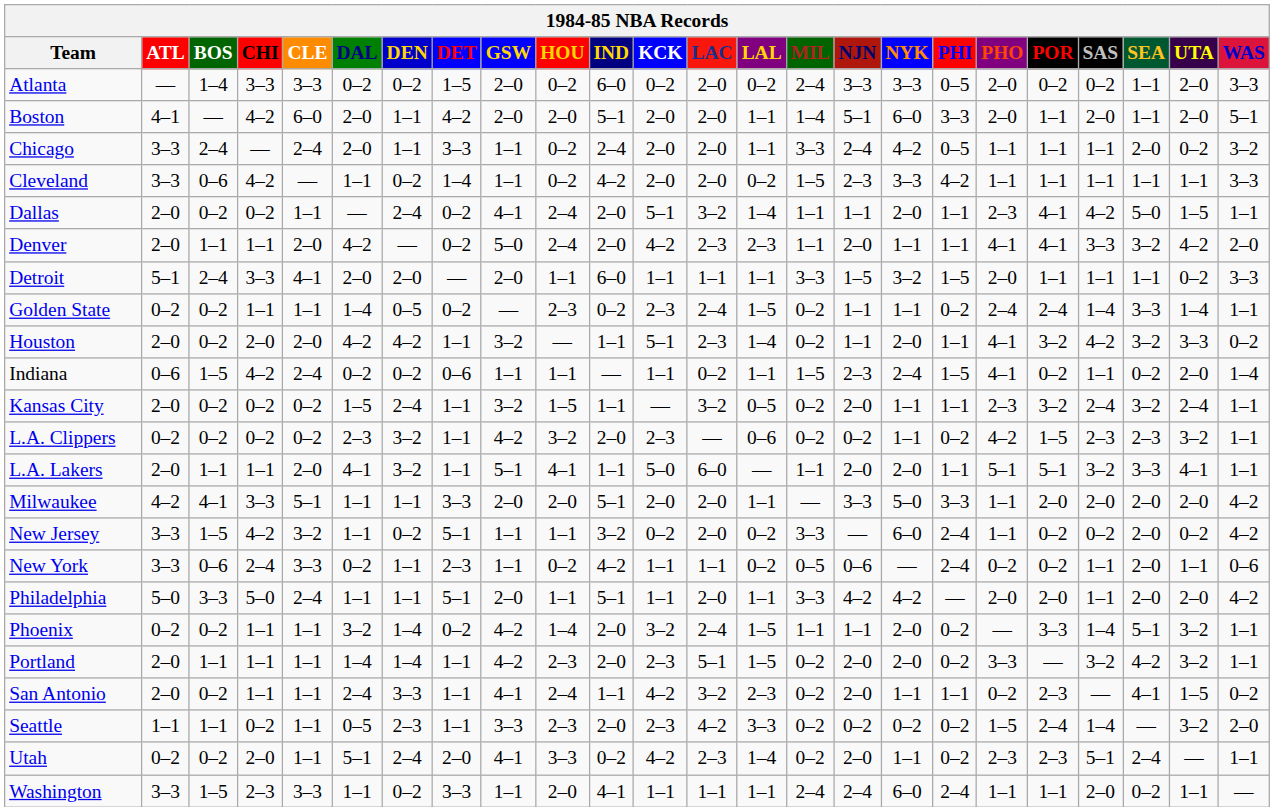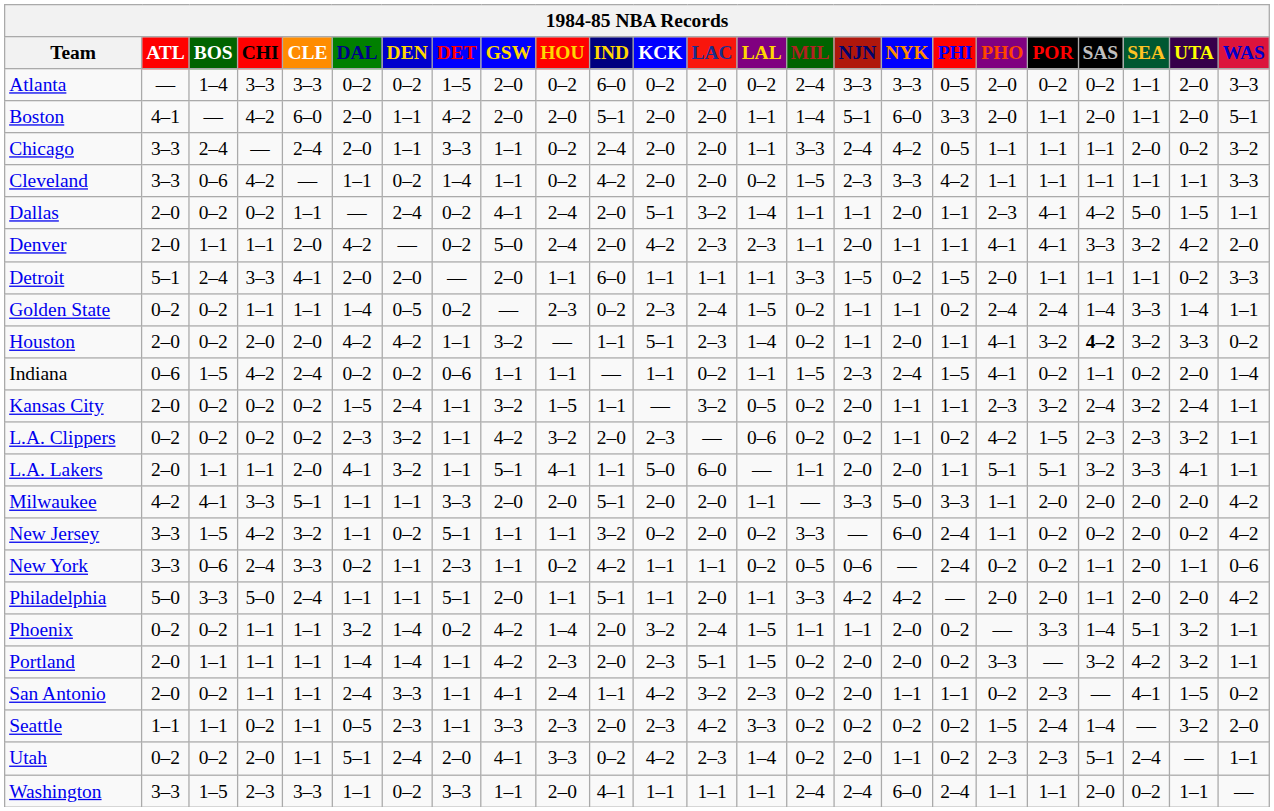(907, 277) 3–2 -> (907, 277) 0–2
(1100, 341) normal -> (1100, 341) bold
